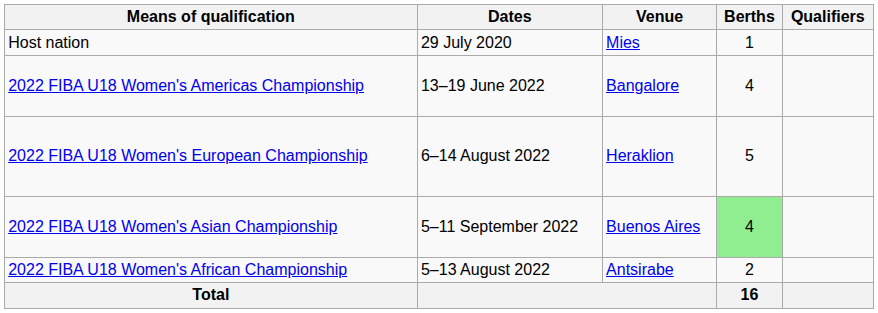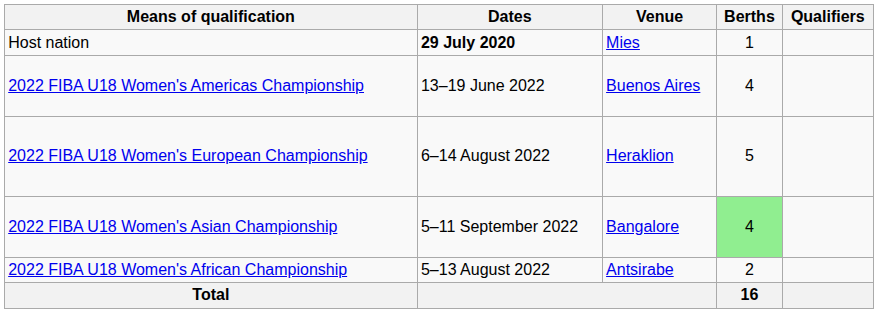(466, 42) normal -> (468, 42) bold
(643, 85) Bangalore -> (653, 85) Buenos Aires
(653, 226) Buenos Aires -> (643, 226) Bangalore
